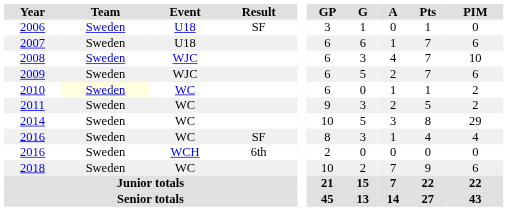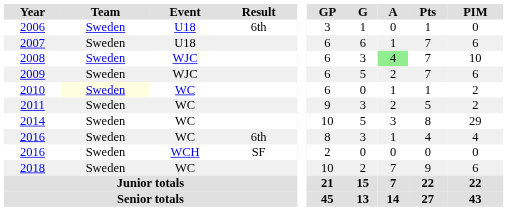(259, 27) SF -> (259, 27) 6th
(393, 58) no background -> (393, 58) lightgreen background
(259, 136) SF -> (259, 136) 6th
(259, 152) 6th -> (259, 152) SF
